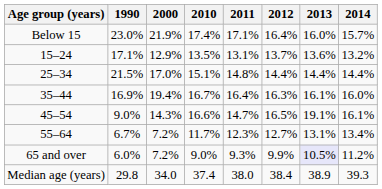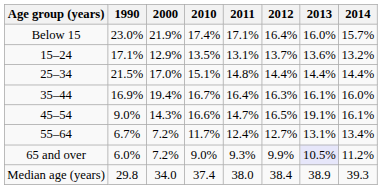(242, 134) 12.3% -> (242, 134) 12.4%
